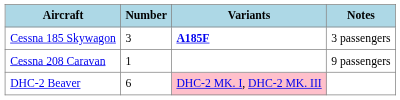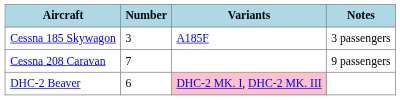(193, 38) bold -> (193, 38) normal
(128, 61) 1 -> (128, 61) 7
